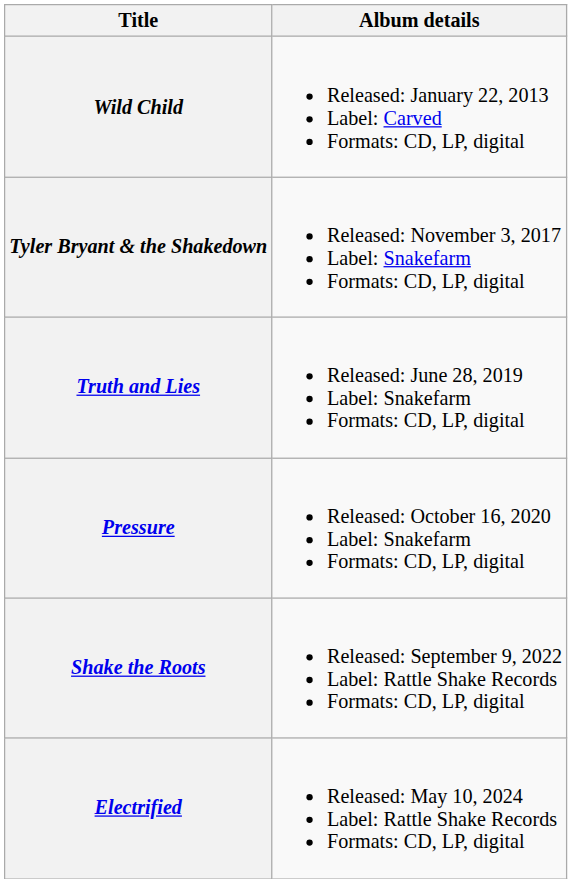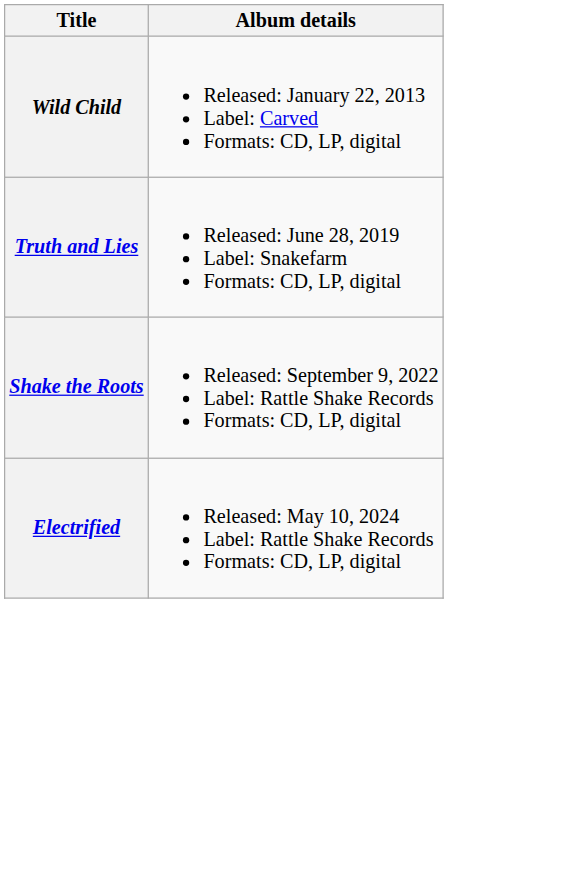- row: (138, 246)
- row: (138, 527)
